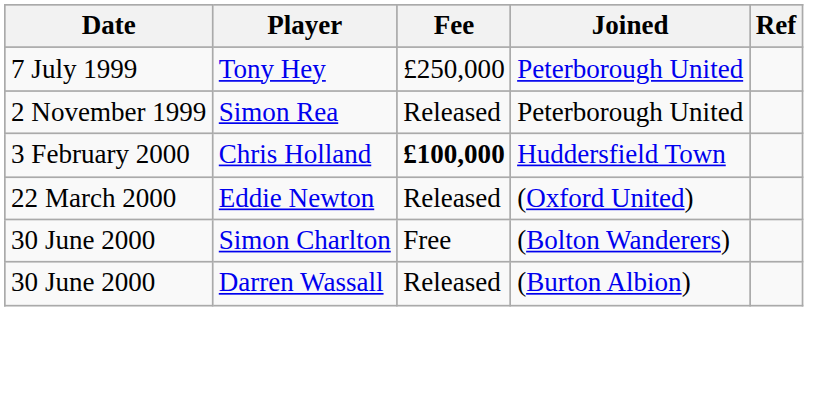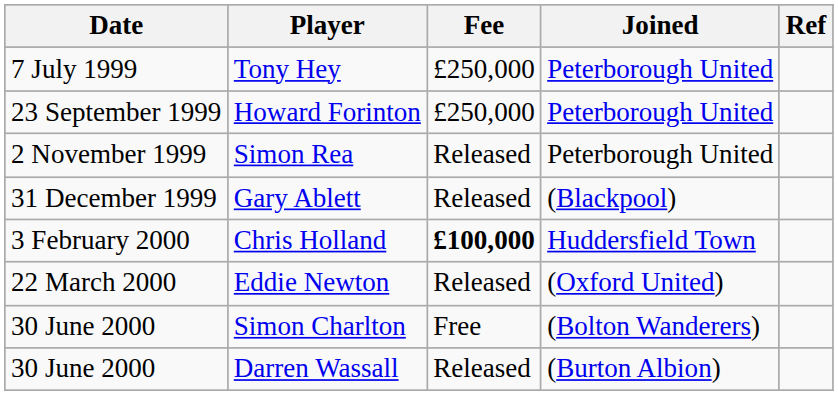+ row: (327, 111)
+ row: (297, 197)
